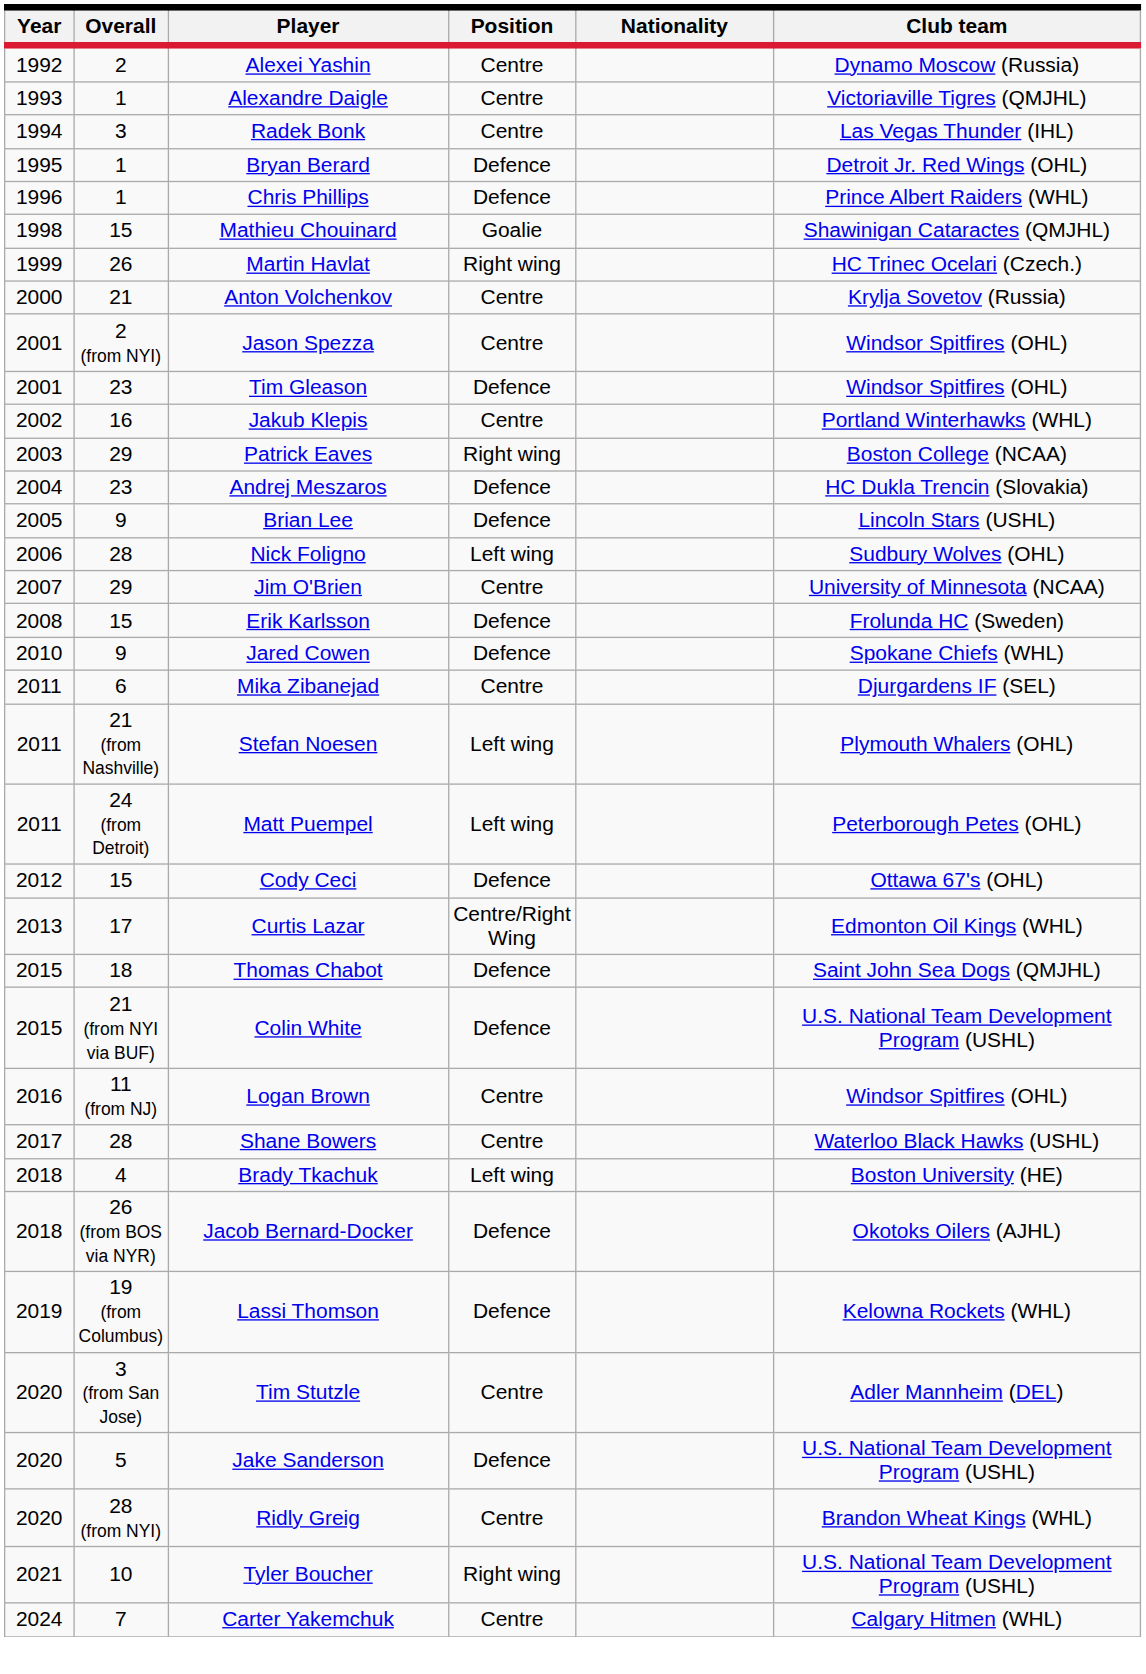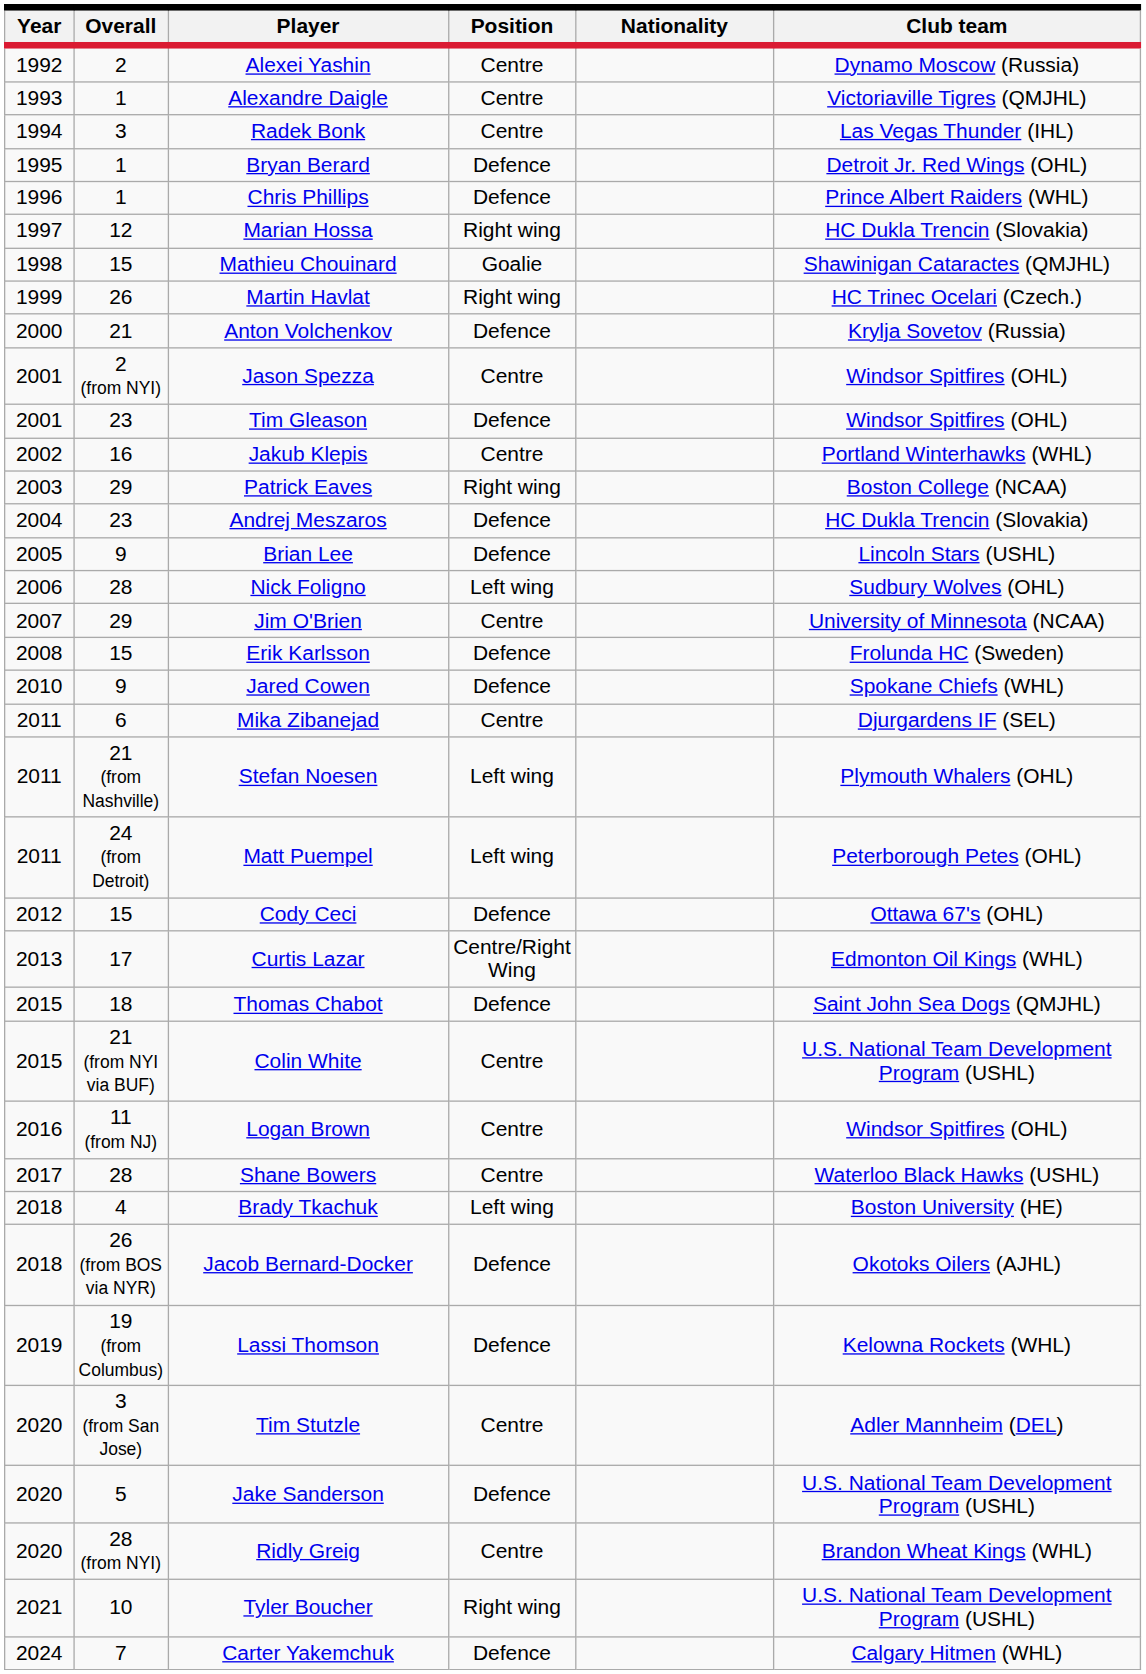+ row: (308, 231)
(512, 297) Centre -> (512, 330) Defence
(512, 1027) Defence -> (512, 1060) Centre
(512, 1619) Centre -> (512, 1652) Defence
